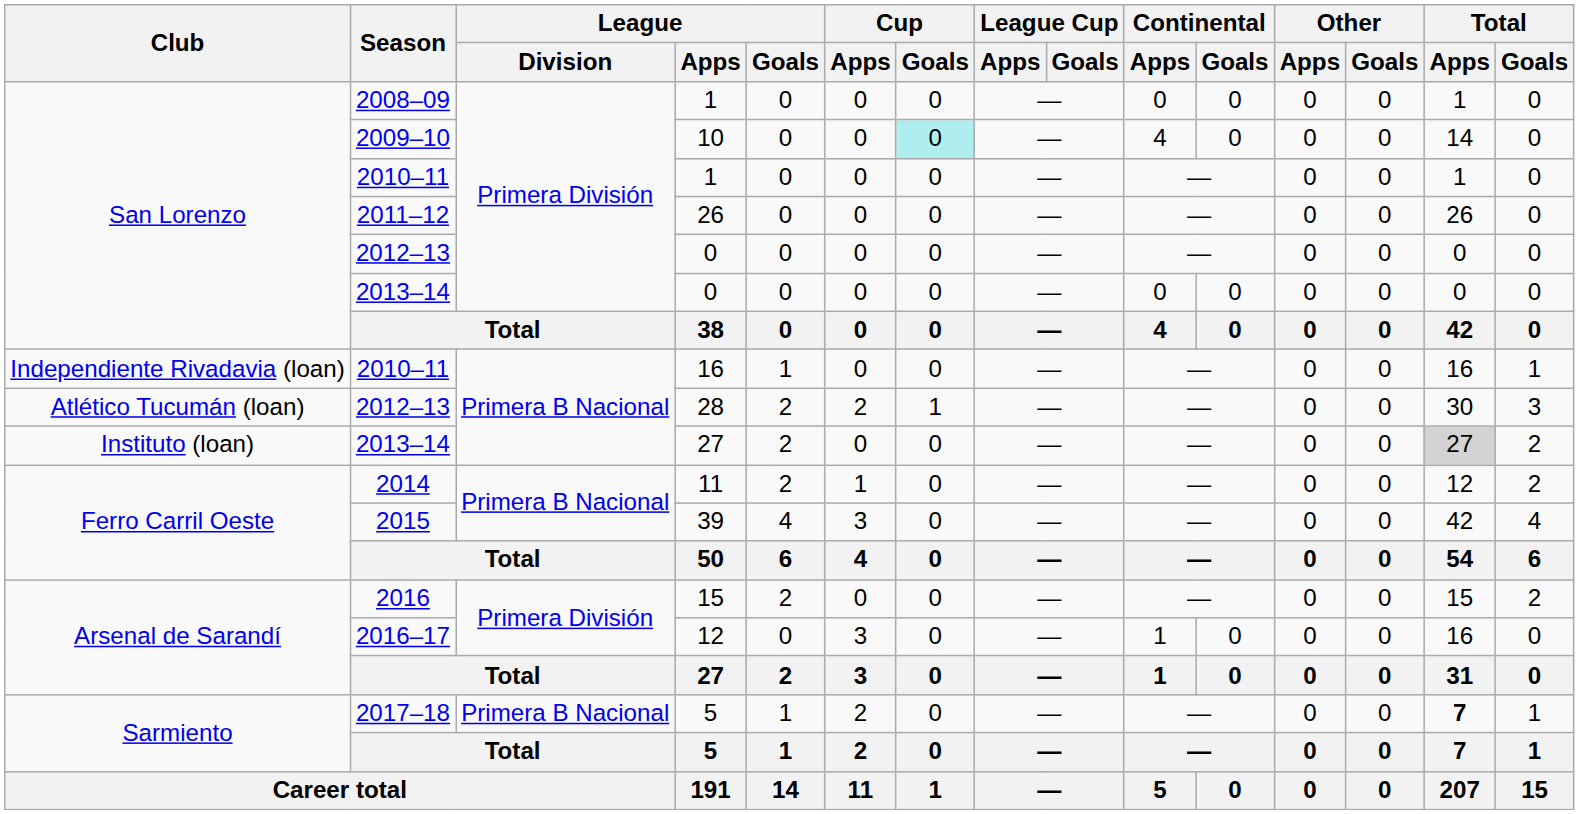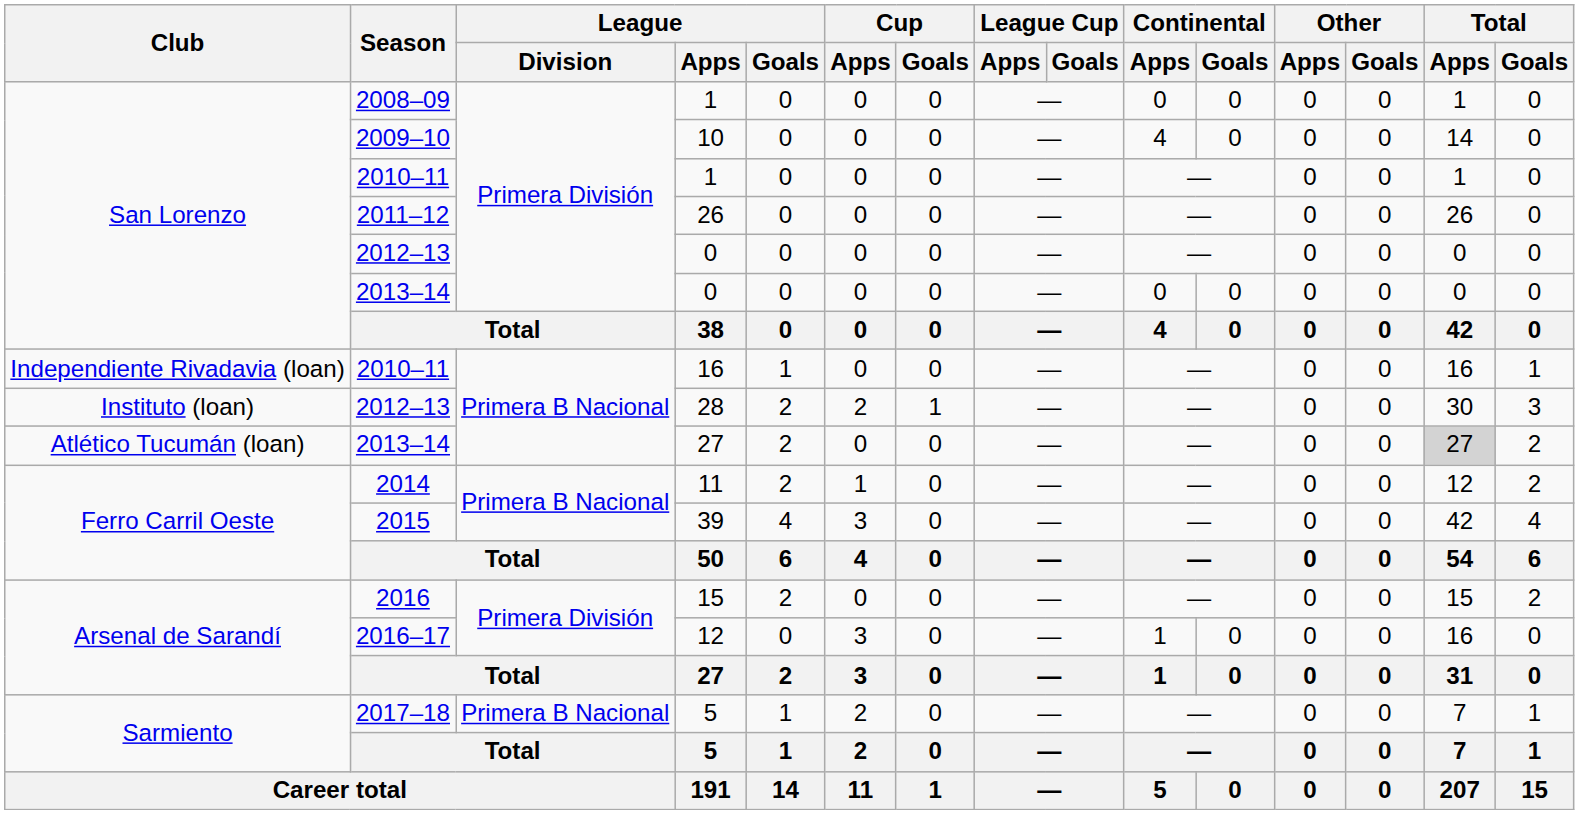(935, 138) paleturquoise background -> (935, 138) no background
(178, 406) Atlético Tucumán (loan) -> (178, 406) Instituto (loan)
(178, 445) Instituto (loan) -> (178, 445) Atlético Tucumán (loan)
(1460, 713) bold -> (1460, 713) normal
